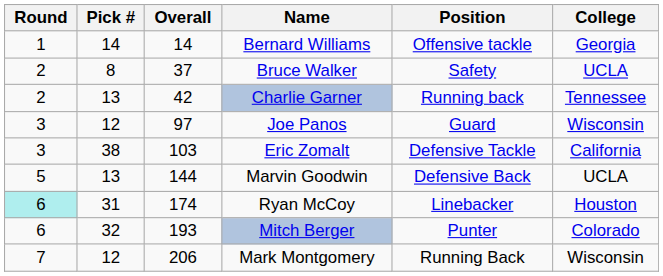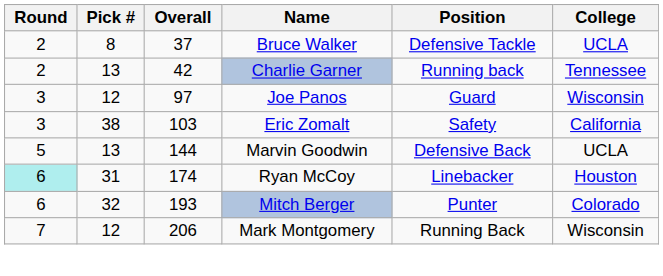- row: (307, 44)
(472, 71) Safety -> (472, 44) Defensive Tackle
(472, 151) Defensive Tackle -> (472, 124) Safety
